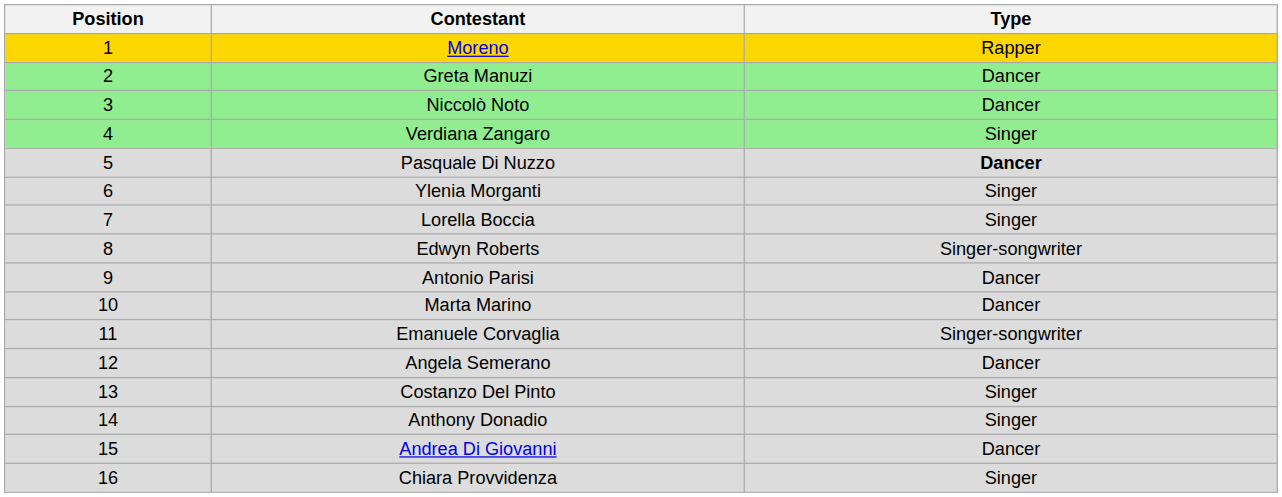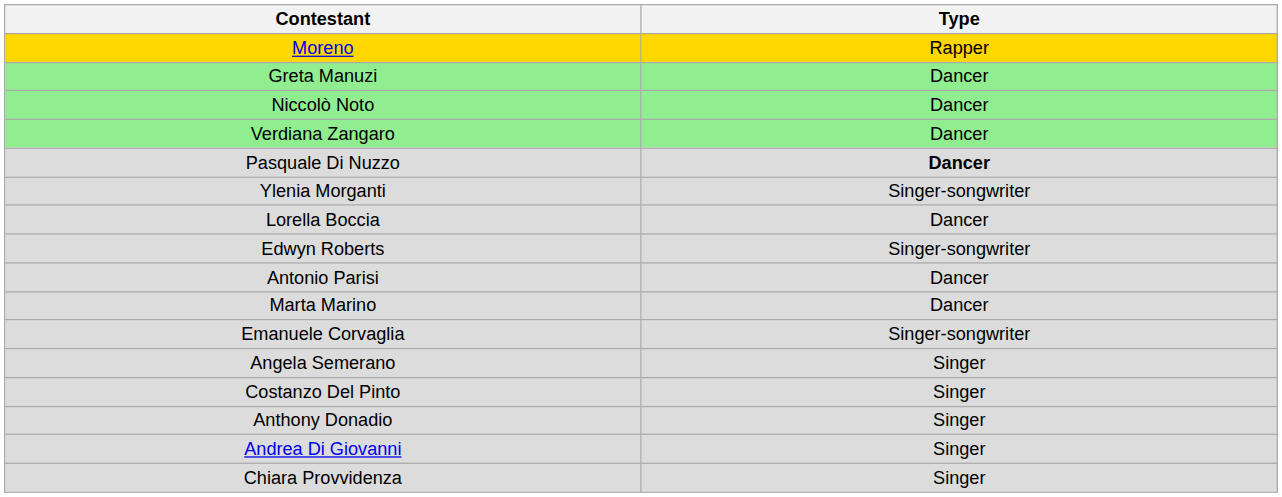- column: (108, 19)
(1011, 134) Singer -> (959, 134) Dancer
(1011, 191) Singer -> (959, 191) Singer-songwriter
(1011, 220) Singer -> (959, 220) Dancer
(1011, 363) Dancer -> (959, 363) Singer
(1011, 449) Dancer -> (959, 449) Singer
